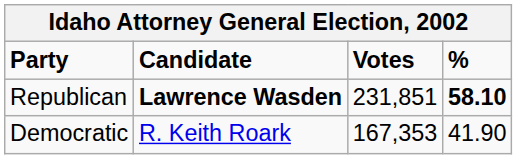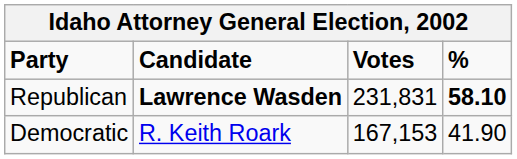(395, 97) 231,851 -> (395, 97) 231,831
(395, 134) 167,353 -> (395, 134) 167,153
